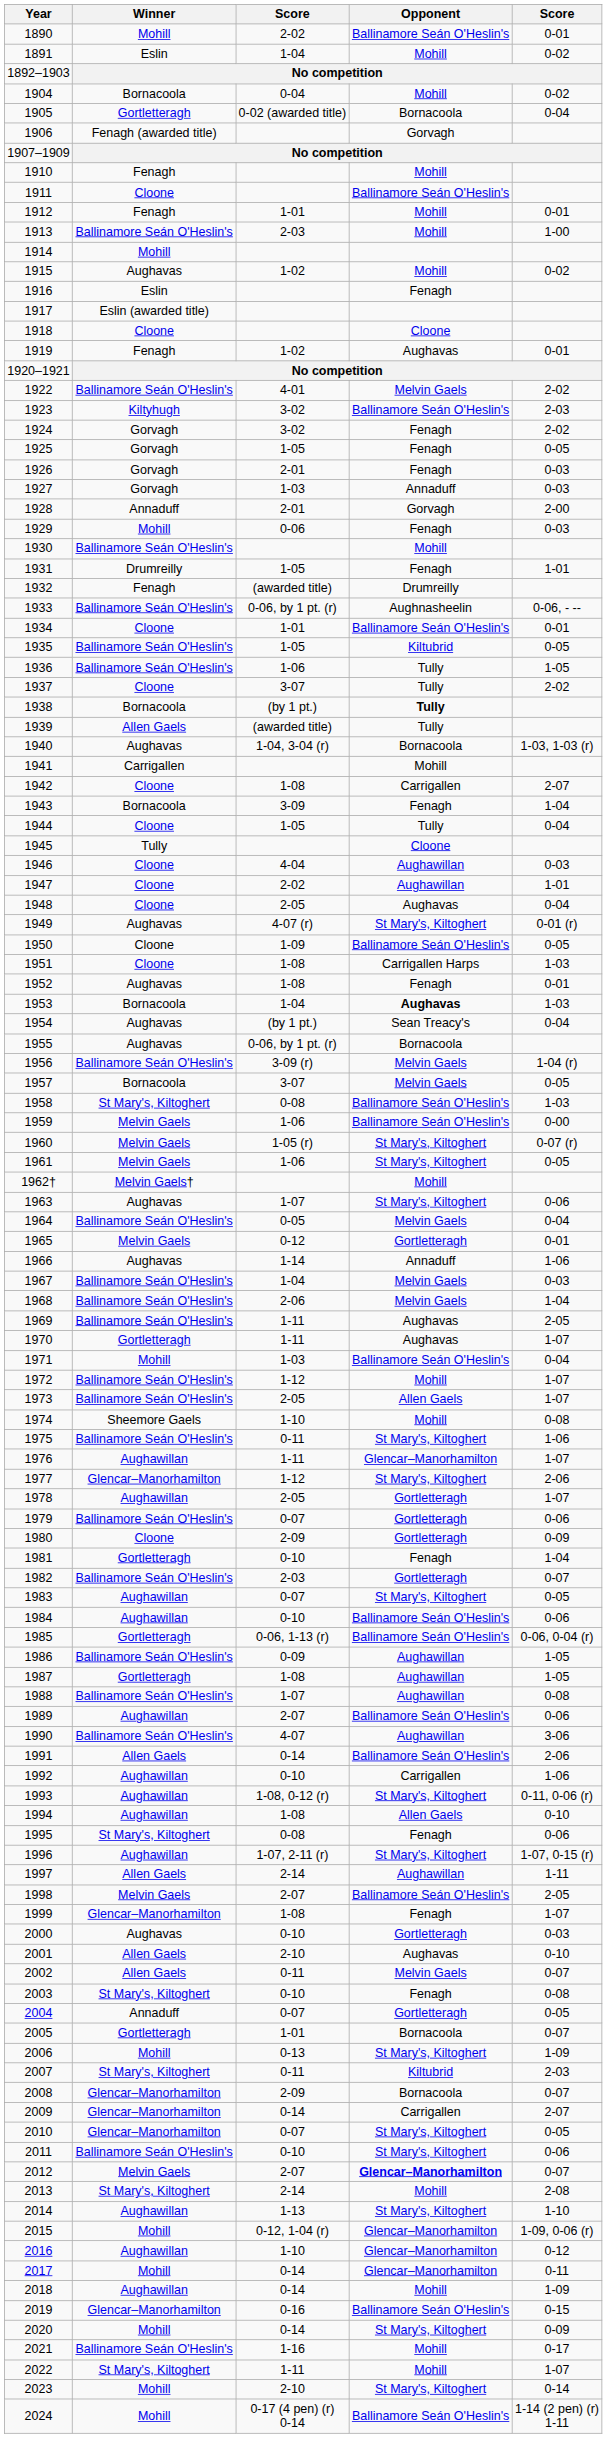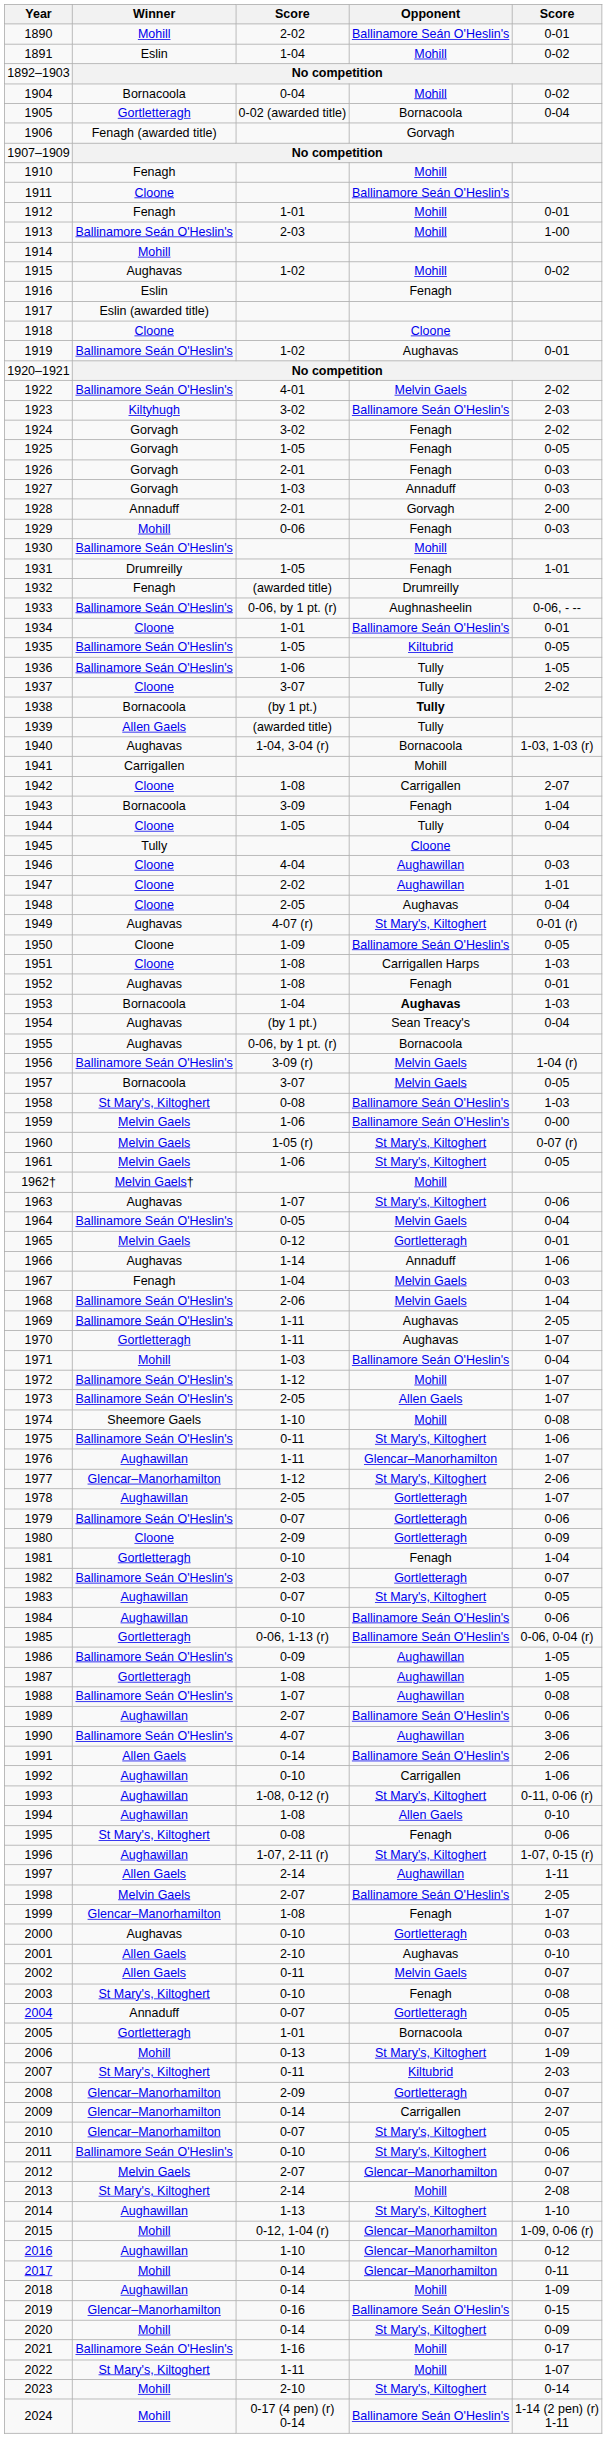(154, 350) Fenagh -> (154, 350) Ballinamore Seán O'Heslin's
(154, 1281) Ballinamore Seán O'Heslin's -> (154, 1281) Fenagh
(431, 2092) Bornacoola -> (431, 2092) Gortletteragh
(431, 2171) bold -> (431, 2171) normal
